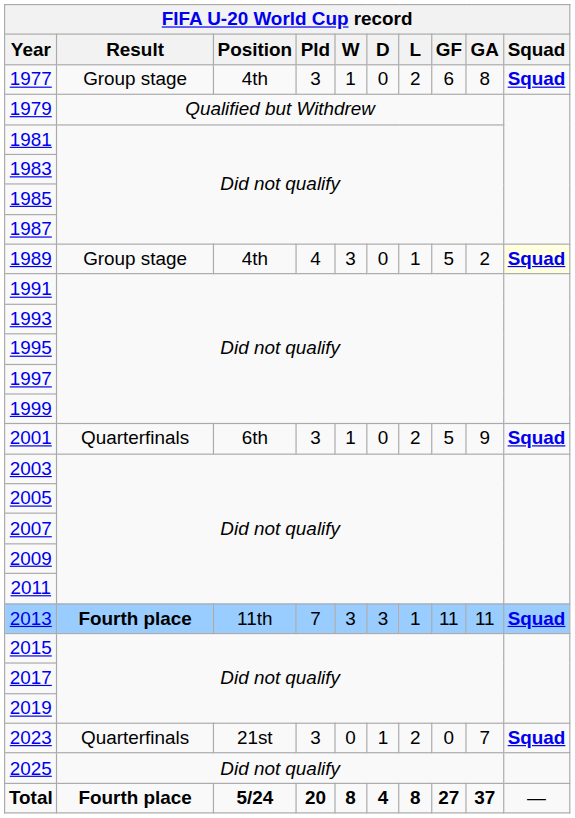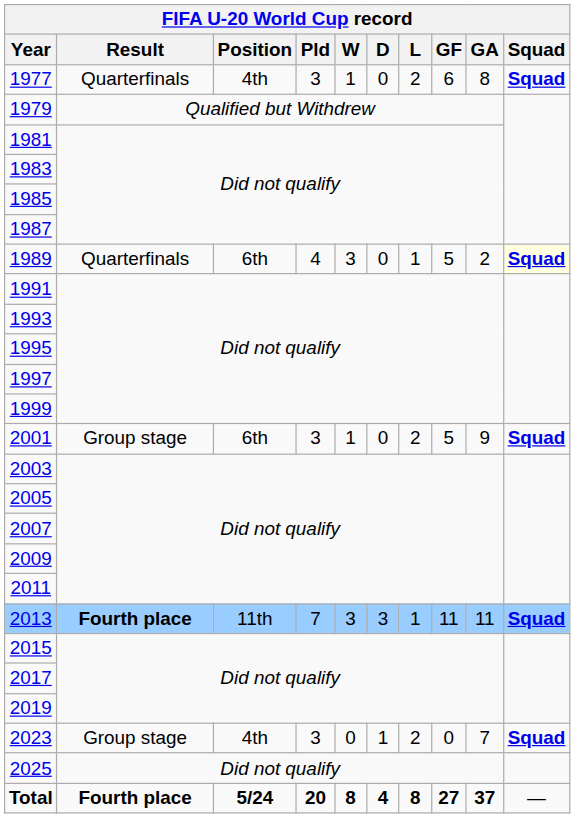(135, 79) Group stage -> (135, 79) Quarterfinals
(135, 259) Group stage -> (135, 259) Quarterfinals
(255, 259) 4th -> (255, 259) 6th
(135, 438) Quarterfinals -> (135, 438) Group stage
(135, 738) Quarterfinals -> (135, 738) Group stage
(255, 738) 21st -> (255, 738) 4th
